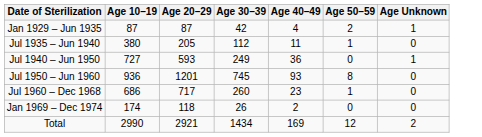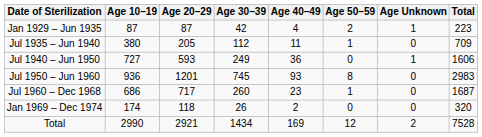+ column: (463, 12)
